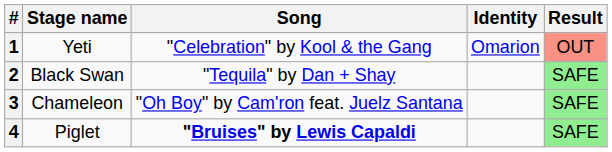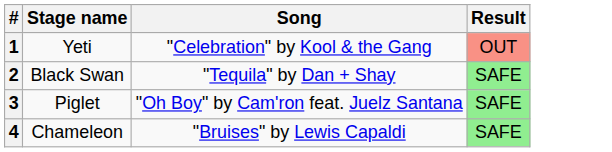- column: (505, 18)
(77, 103) Chameleon -> (77, 103) Piglet
(77, 132) Piglet -> (77, 132) Chameleon
(299, 132) bold -> (299, 132) normal
